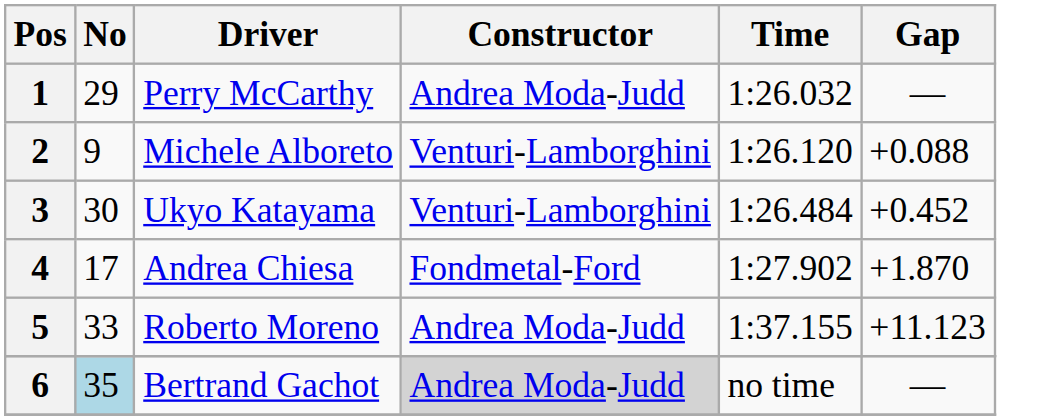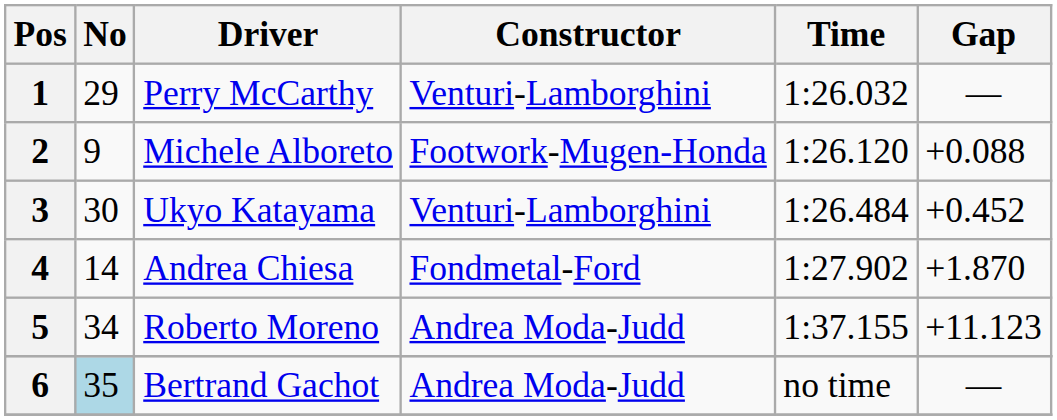(547, 92) Andrea Moda-Judd -> (560, 92) Venturi-Lamborghini
(560, 151) Venturi-Lamborghini -> (588, 151) Footwork-Mugen-Honda
(101, 268) 17 -> (101, 268) 14
(101, 327) 33 -> (101, 327) 34
(547, 385) lightgrey background -> (547, 385) no background
